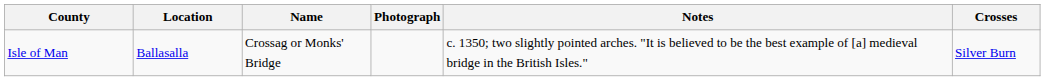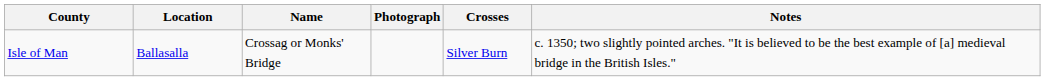columns swapped: (996, 17) <-> (698, 17)
